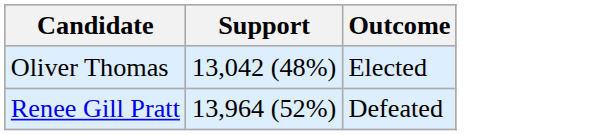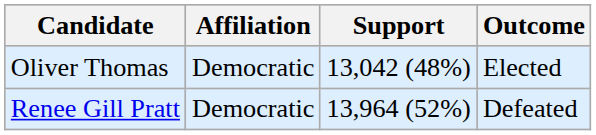+ column: (253, 25)
